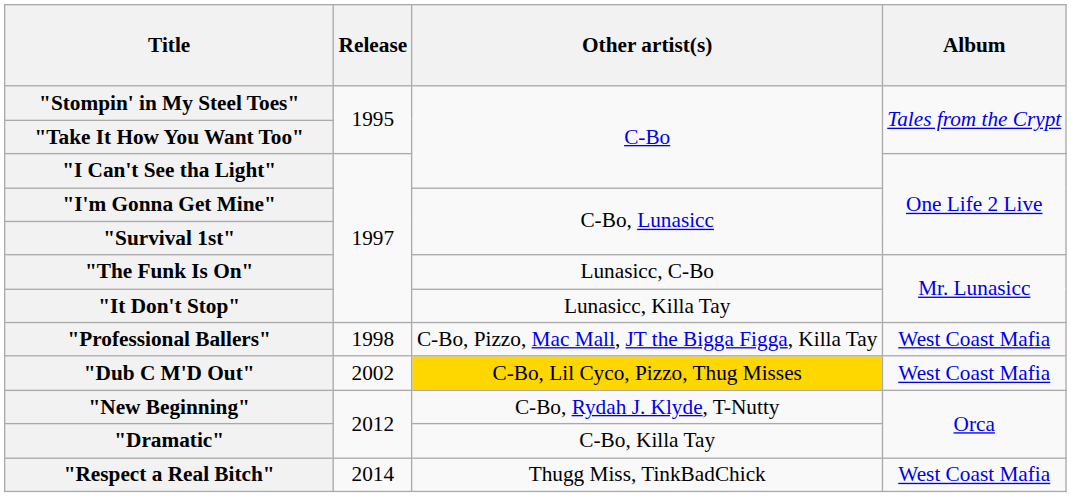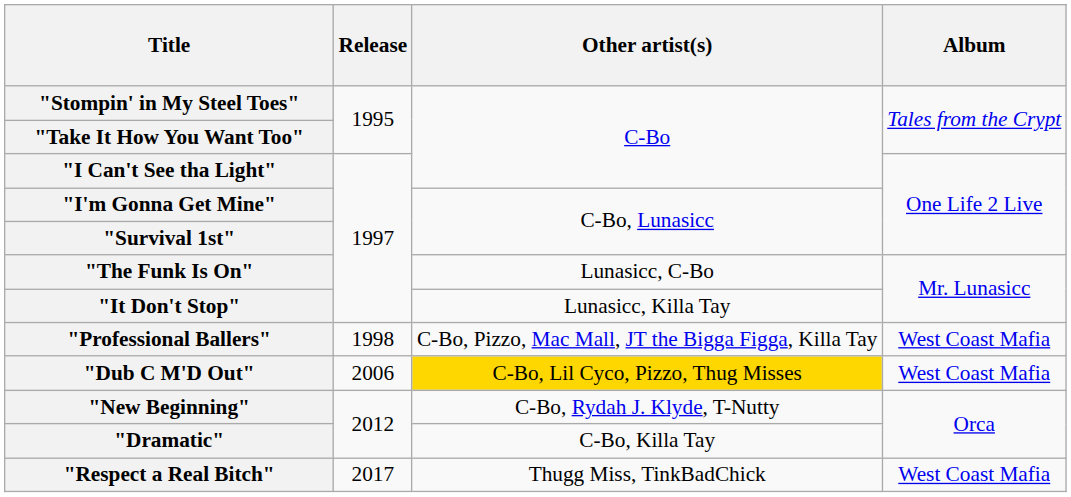(373, 372) 2002 -> (373, 372) 2006
(373, 474) 2014 -> (373, 474) 2017
